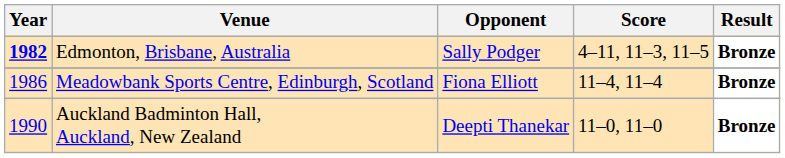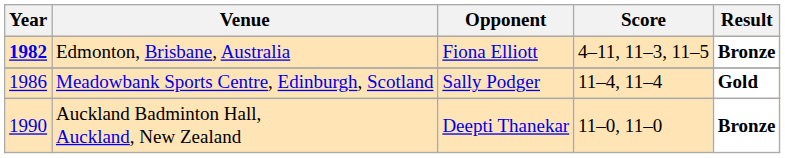(491, 51) Sally Podger -> (490, 51) Fiona Elliott
(490, 83) Fiona Elliott -> (491, 83) Sally Podger
(747, 83) Bronze -> (738, 83) Gold
